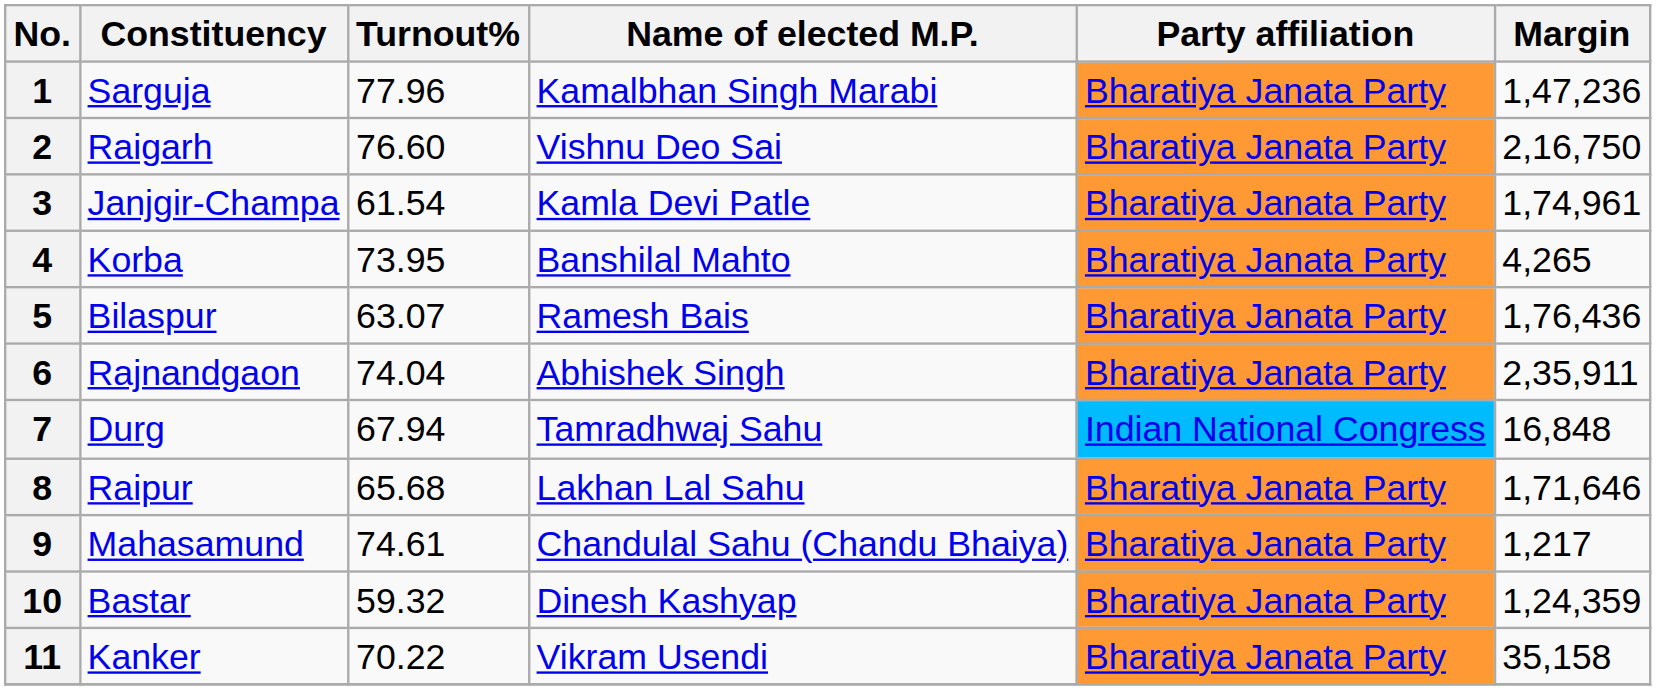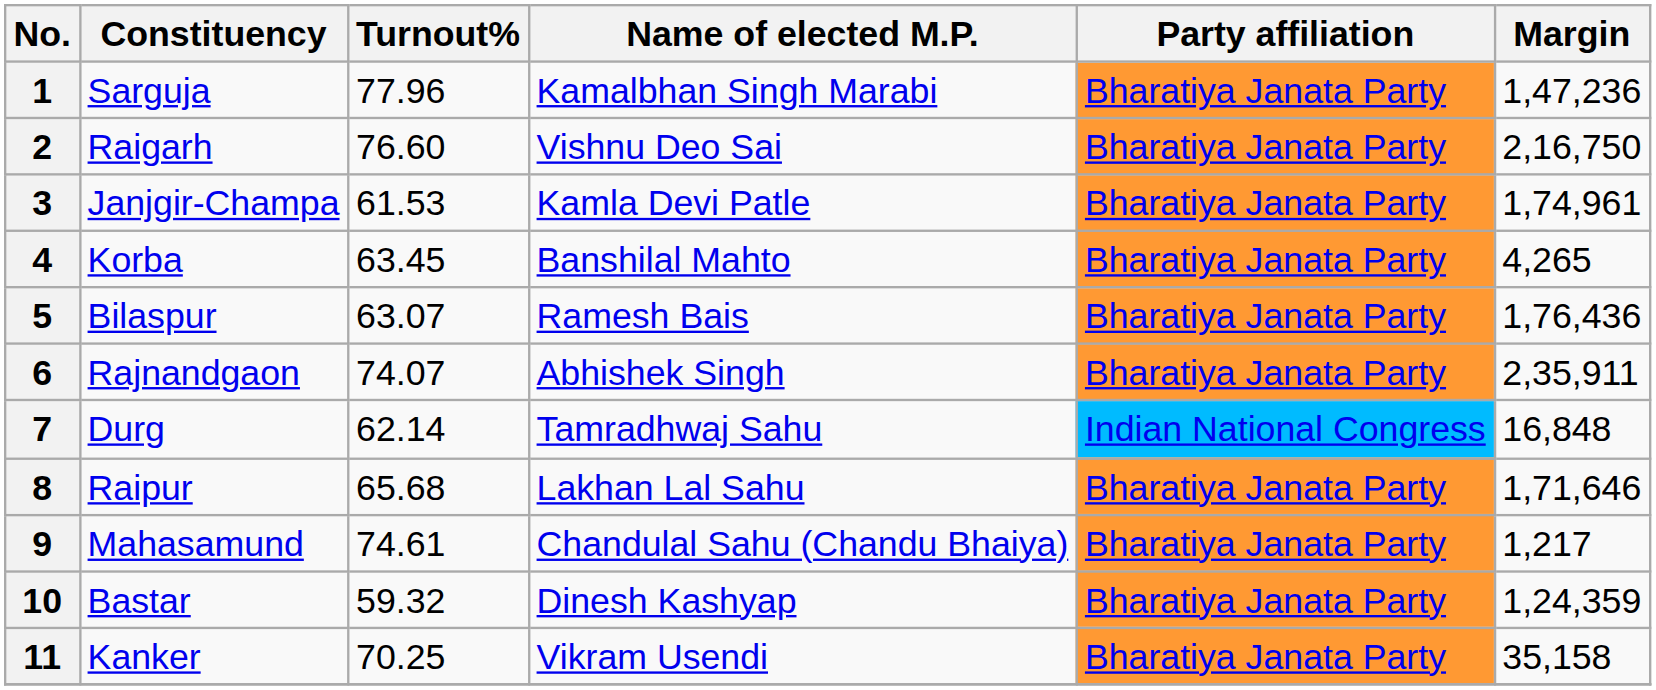(401, 203) 61.54 -> (401, 203) 61.53
(401, 260) 73.95 -> (401, 260) 63.45
(401, 373) 74.04 -> (401, 373) 74.07
(401, 429) 67.94 -> (401, 429) 62.14
(401, 656) 70.22 -> (401, 656) 70.25
